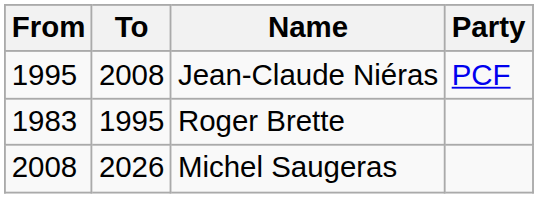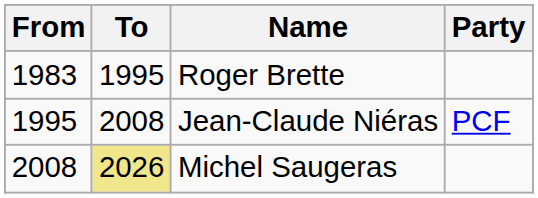rows swapped: (261, 121) <-> (308, 74)
(132, 167) no background -> (132, 167) khaki background
